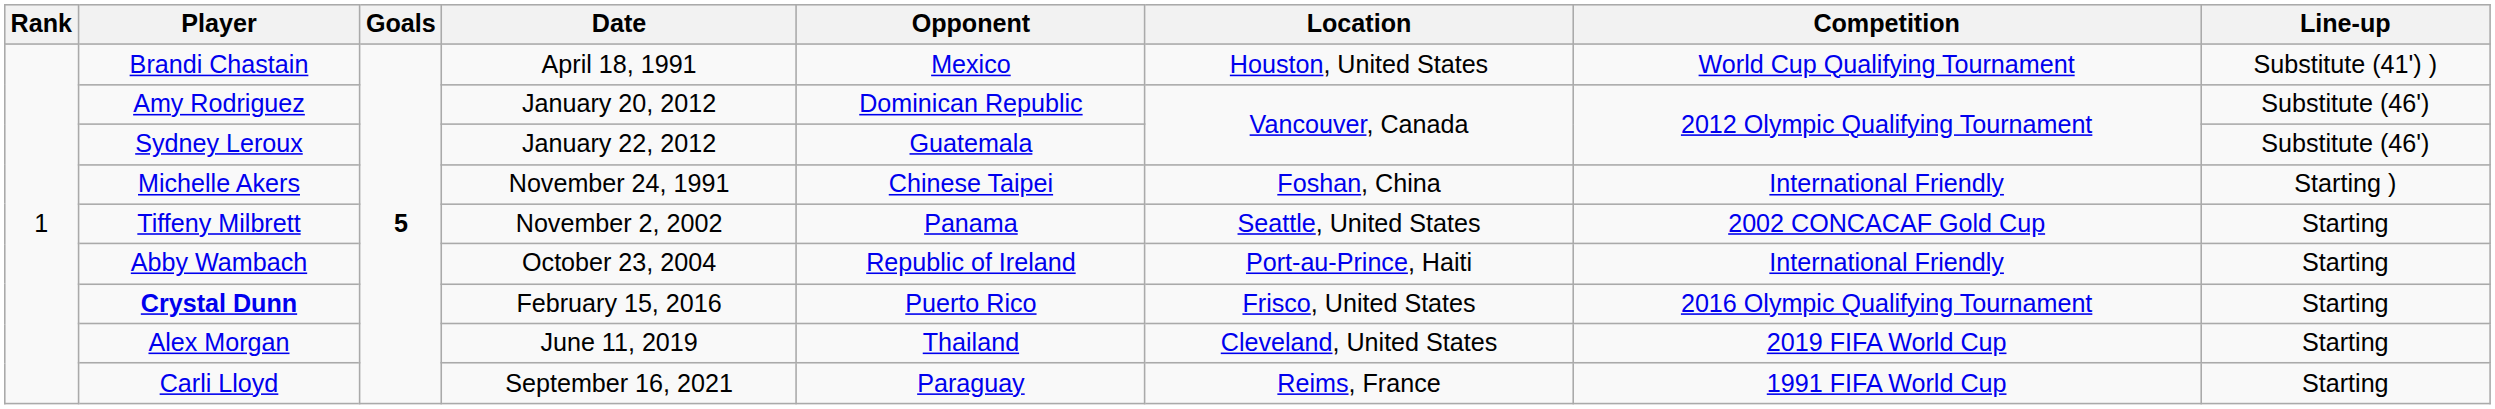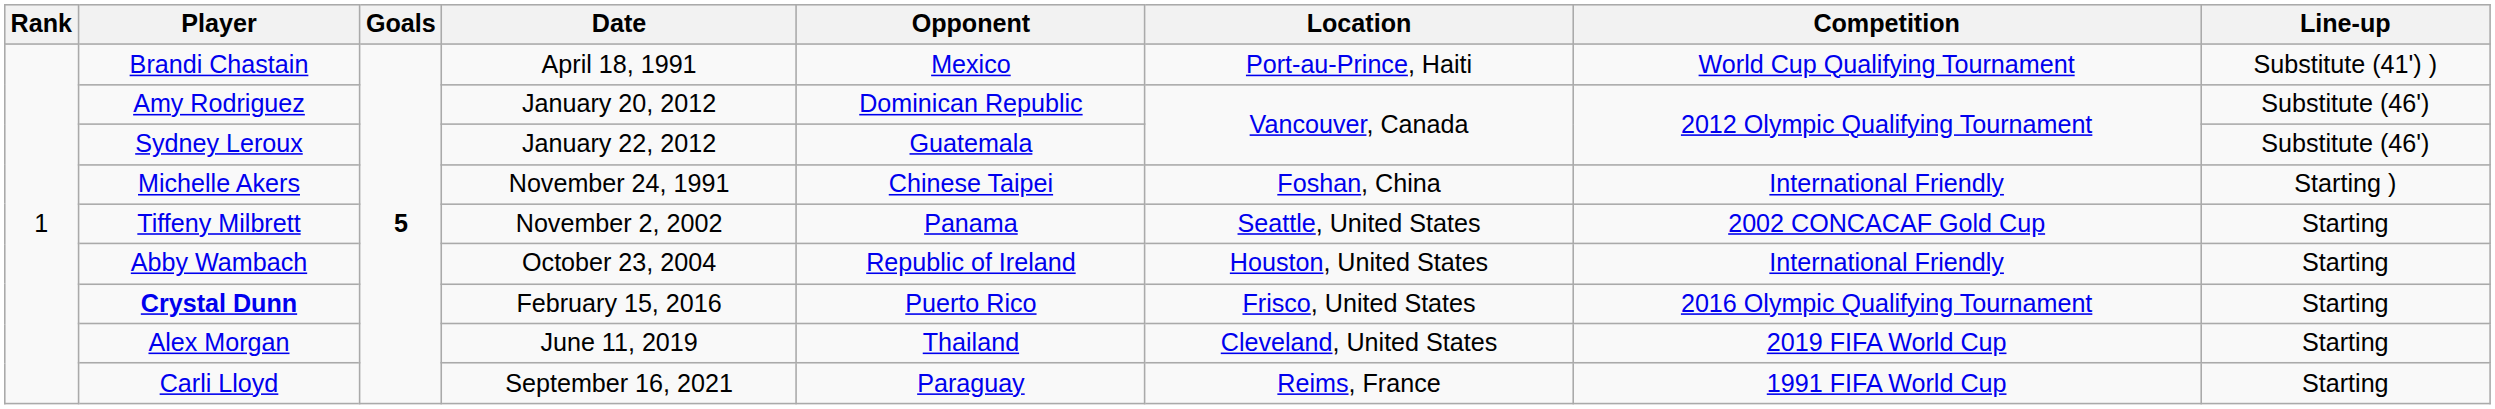(1359, 64) Houston, United States -> (1359, 64) Port-au-Prince, Haiti
(1359, 263) Port-au-Prince, Haiti -> (1359, 263) Houston, United States
